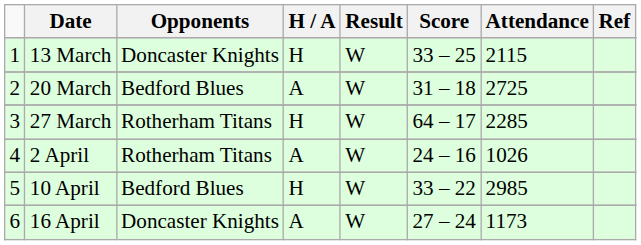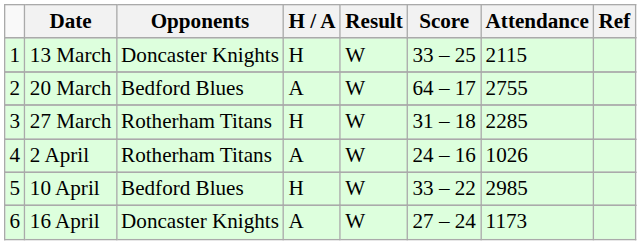(444, 88) 31 – 18 -> (444, 88) 64 – 17
(507, 88) 2725 -> (507, 88) 2755
(444, 121) 64 – 17 -> (444, 121) 31 – 18
